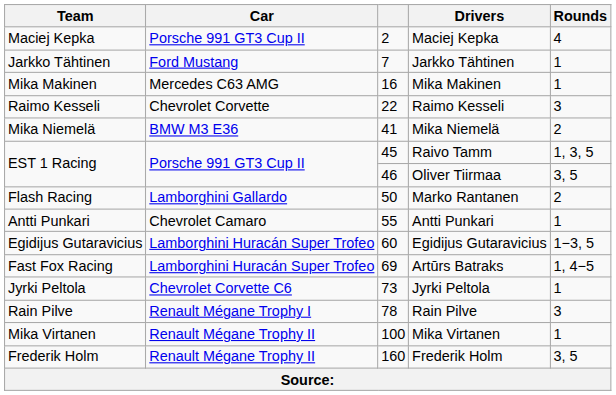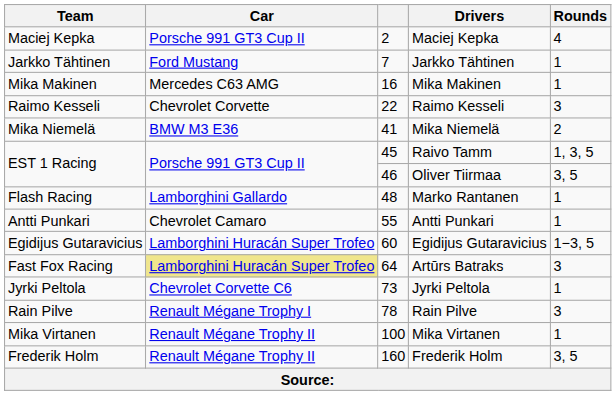(389, 197) 50 -> (389, 197) 48
(557, 197) 2 -> (557, 197) 1
(262, 265) no background -> (262, 265) khaki background
(389, 265) 69 -> (389, 265) 64
(574, 265) 1, 4−5 -> (557, 265) 3
